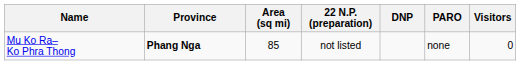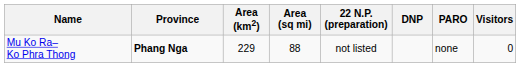+ column: (246, 19)
(273, 46) 85 -> (295, 48) 88
